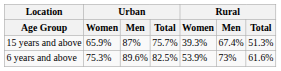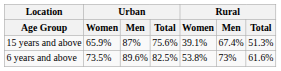(165, 43) 75.7% -> (165, 43) 75.6%
(195, 43) 39.3% -> (195, 43) 39.1%
(99, 58) 75.3% -> (99, 58) 73.5%
(195, 58) 53.9% -> (195, 58) 53.8%
